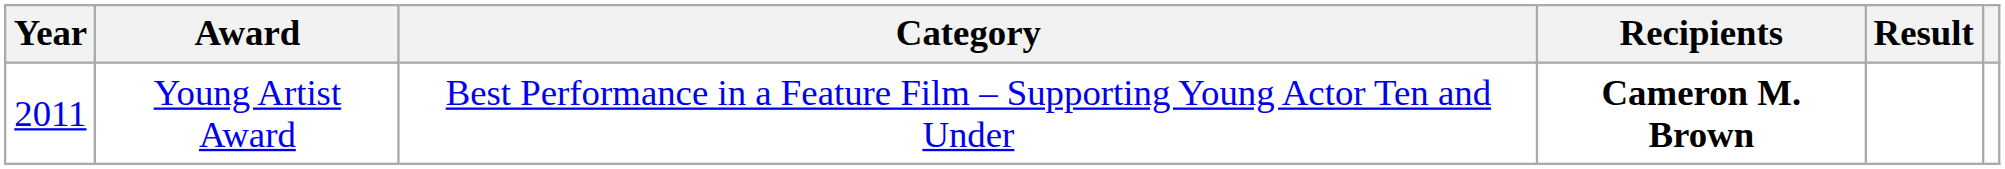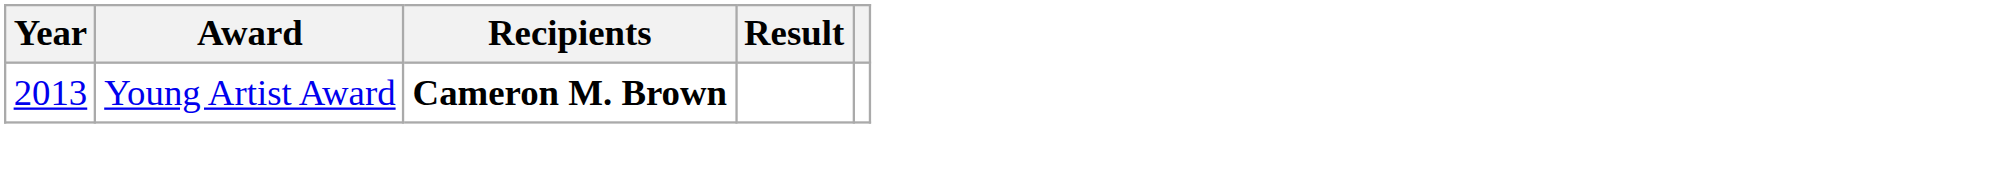- column: (968, 33)
(50, 112) 2011 -> (50, 92) 2013
